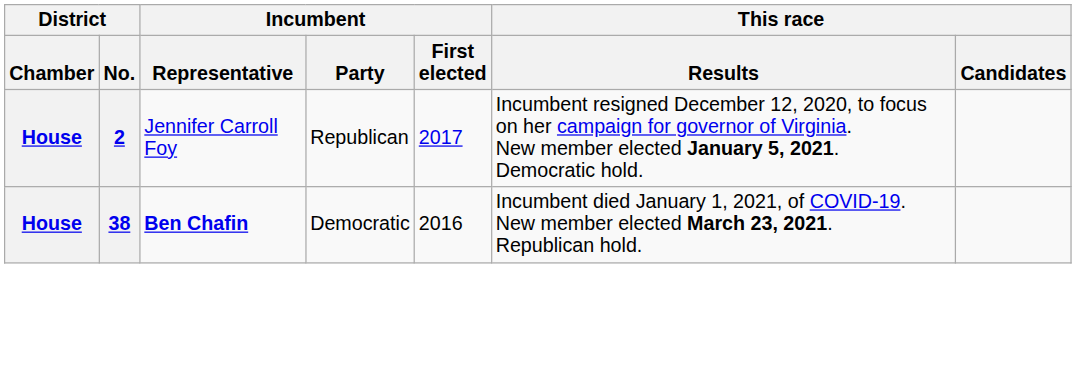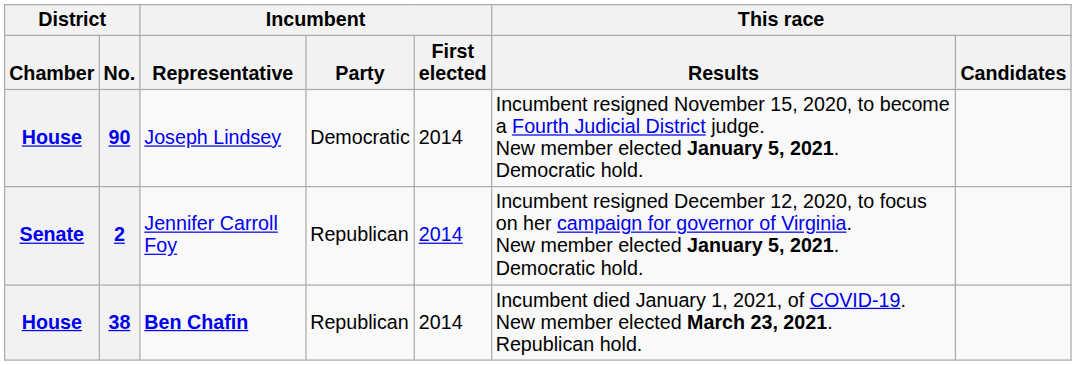+ row: (119, 137)
(52, 137) House -> (52, 235) Senate
(441, 137) 2017 -> (441, 235) 2014
(360, 224) Democratic -> (359, 322) Republican
(441, 224) 2016 -> (441, 322) 2014
